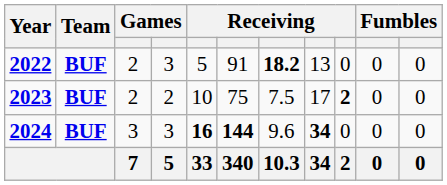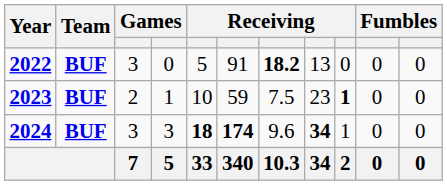(133, 64) 2 -> (133, 64) 3
(169, 64) 3 -> (169, 64) 0
(169, 97) 2 -> (169, 97) 1
(238, 97) 75 -> (238, 97) 59
(320, 97) 17 -> (320, 97) 23
(345, 97) 2 -> (345, 97) 1
(202, 130) 16 -> (202, 130) 18
(238, 130) 144 -> (238, 130) 174
(345, 130) 0 -> (345, 130) 1
